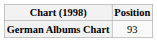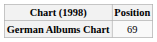(132, 29) 93 -> (132, 29) 69
